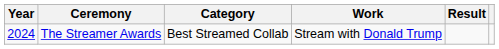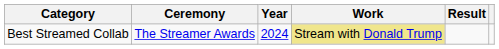columns swapped: (21, 14) <-> (228, 14)
(368, 34) no background -> (368, 34) khaki background
